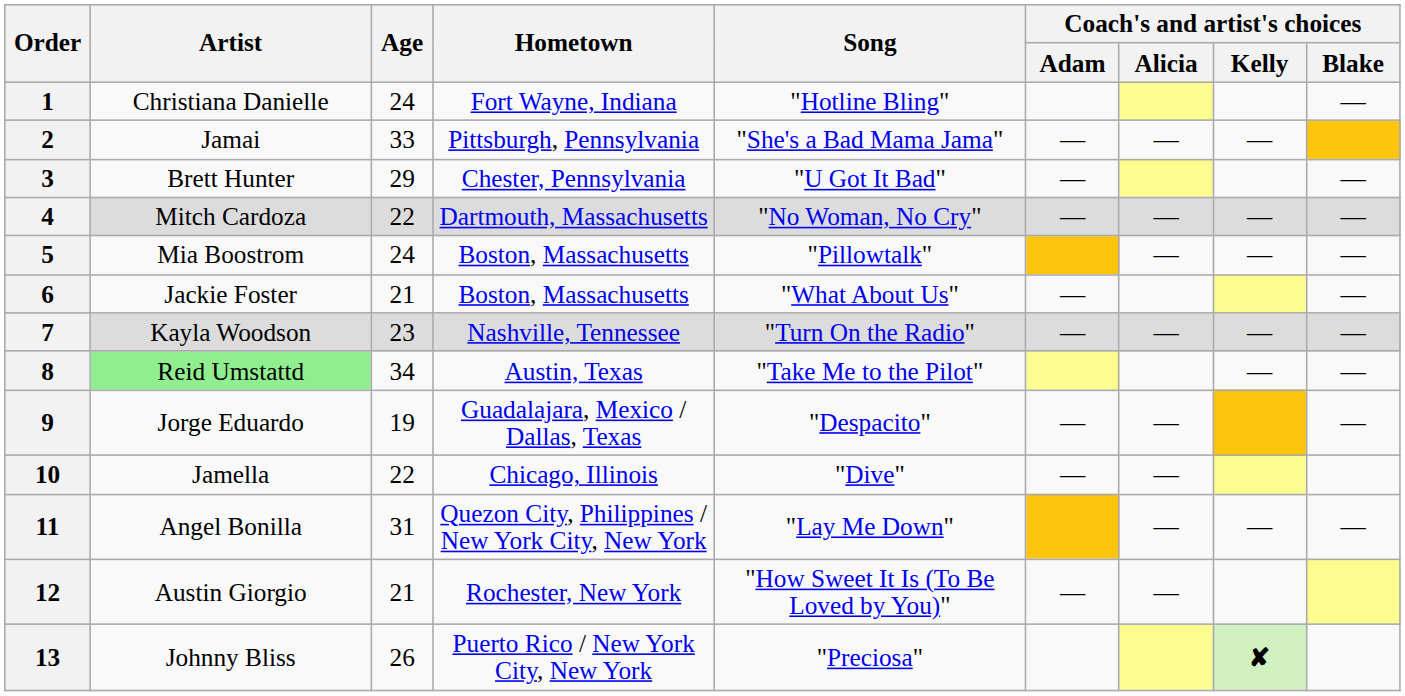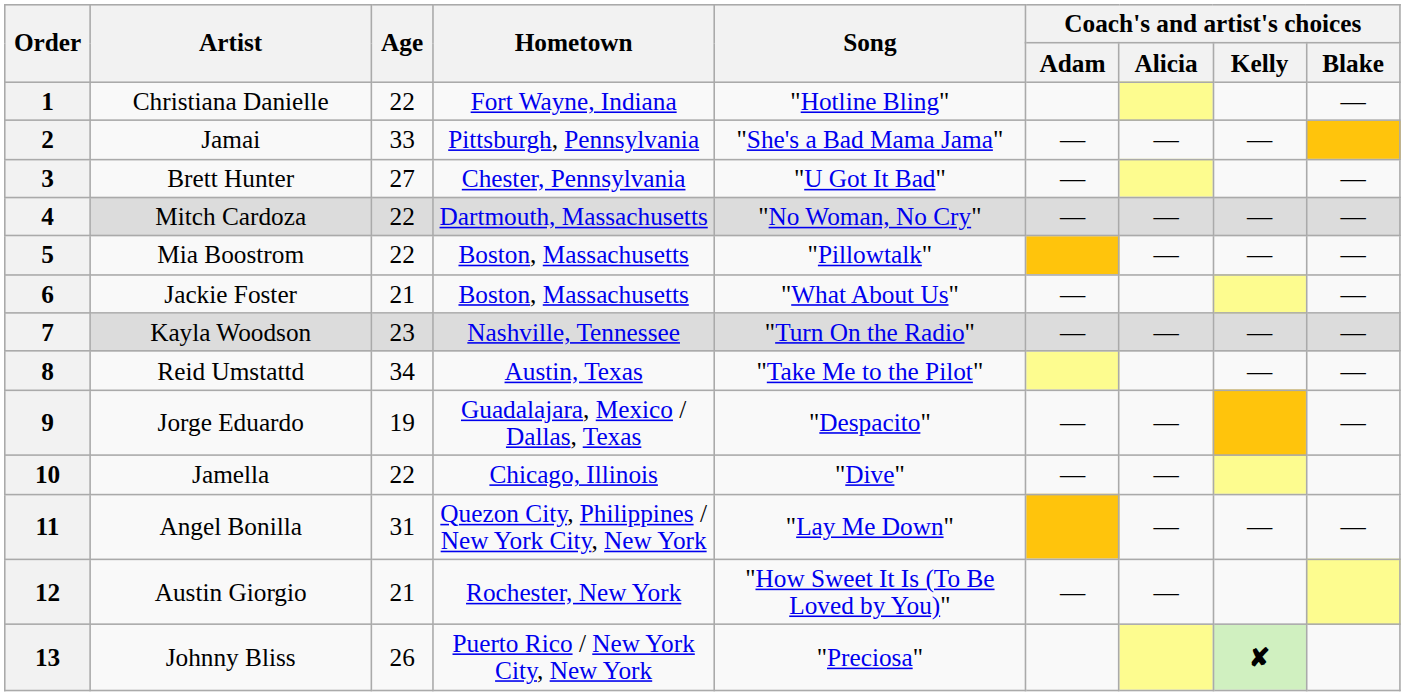(402, 101) 24 -> (402, 101) 22
(402, 178) 29 -> (402, 178) 27
(402, 255) 24 -> (402, 255) 22
(231, 371) lightgreen background -> (231, 371) no background
